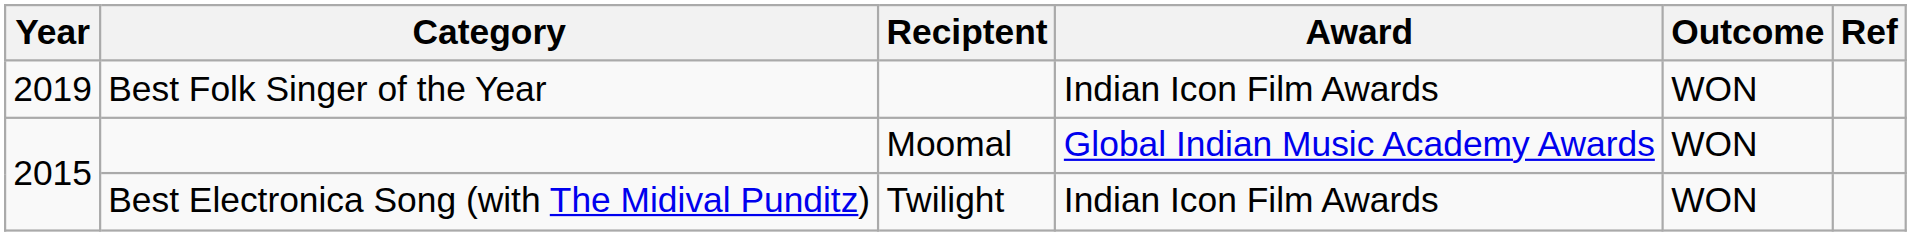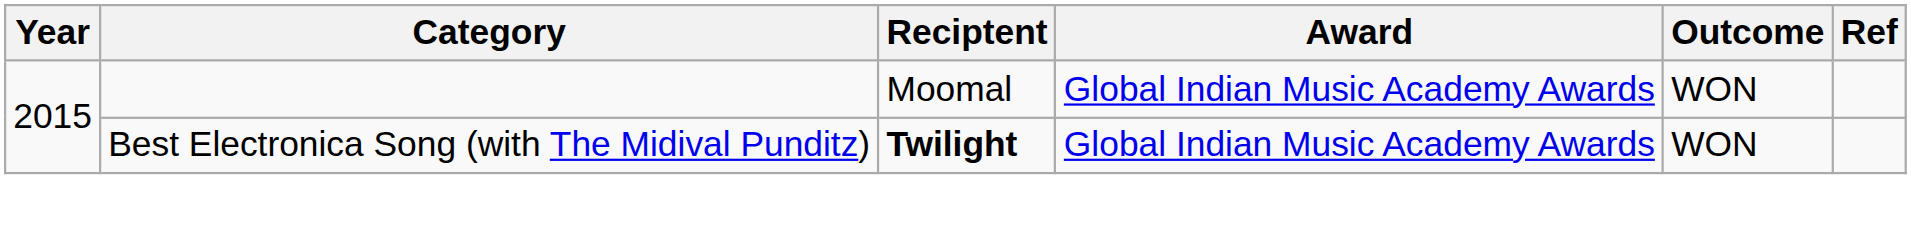- row: (327, 88)
(945, 200) normal -> (952, 144) bold
(1251, 200) Indian Icon Film Awards -> (1359, 144) Global Indian Music Academy Awards
